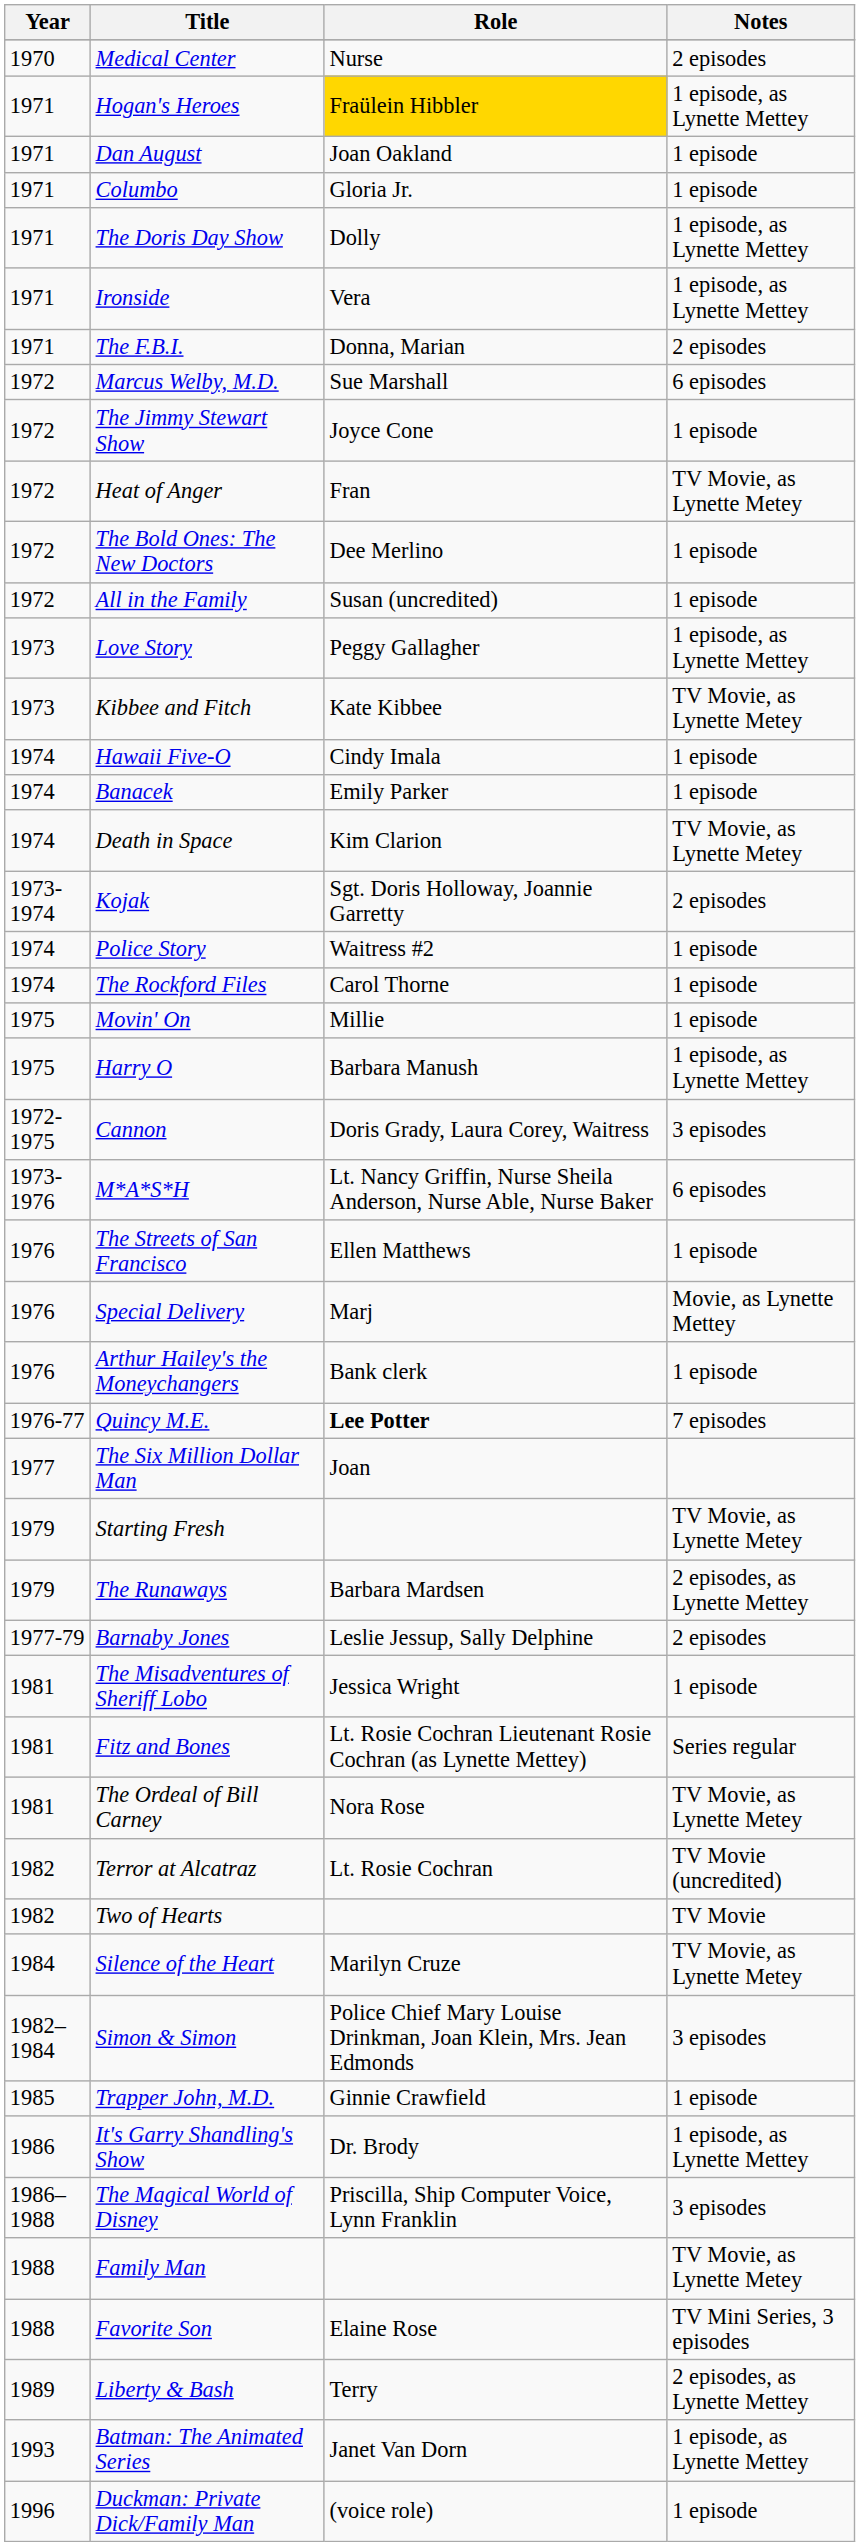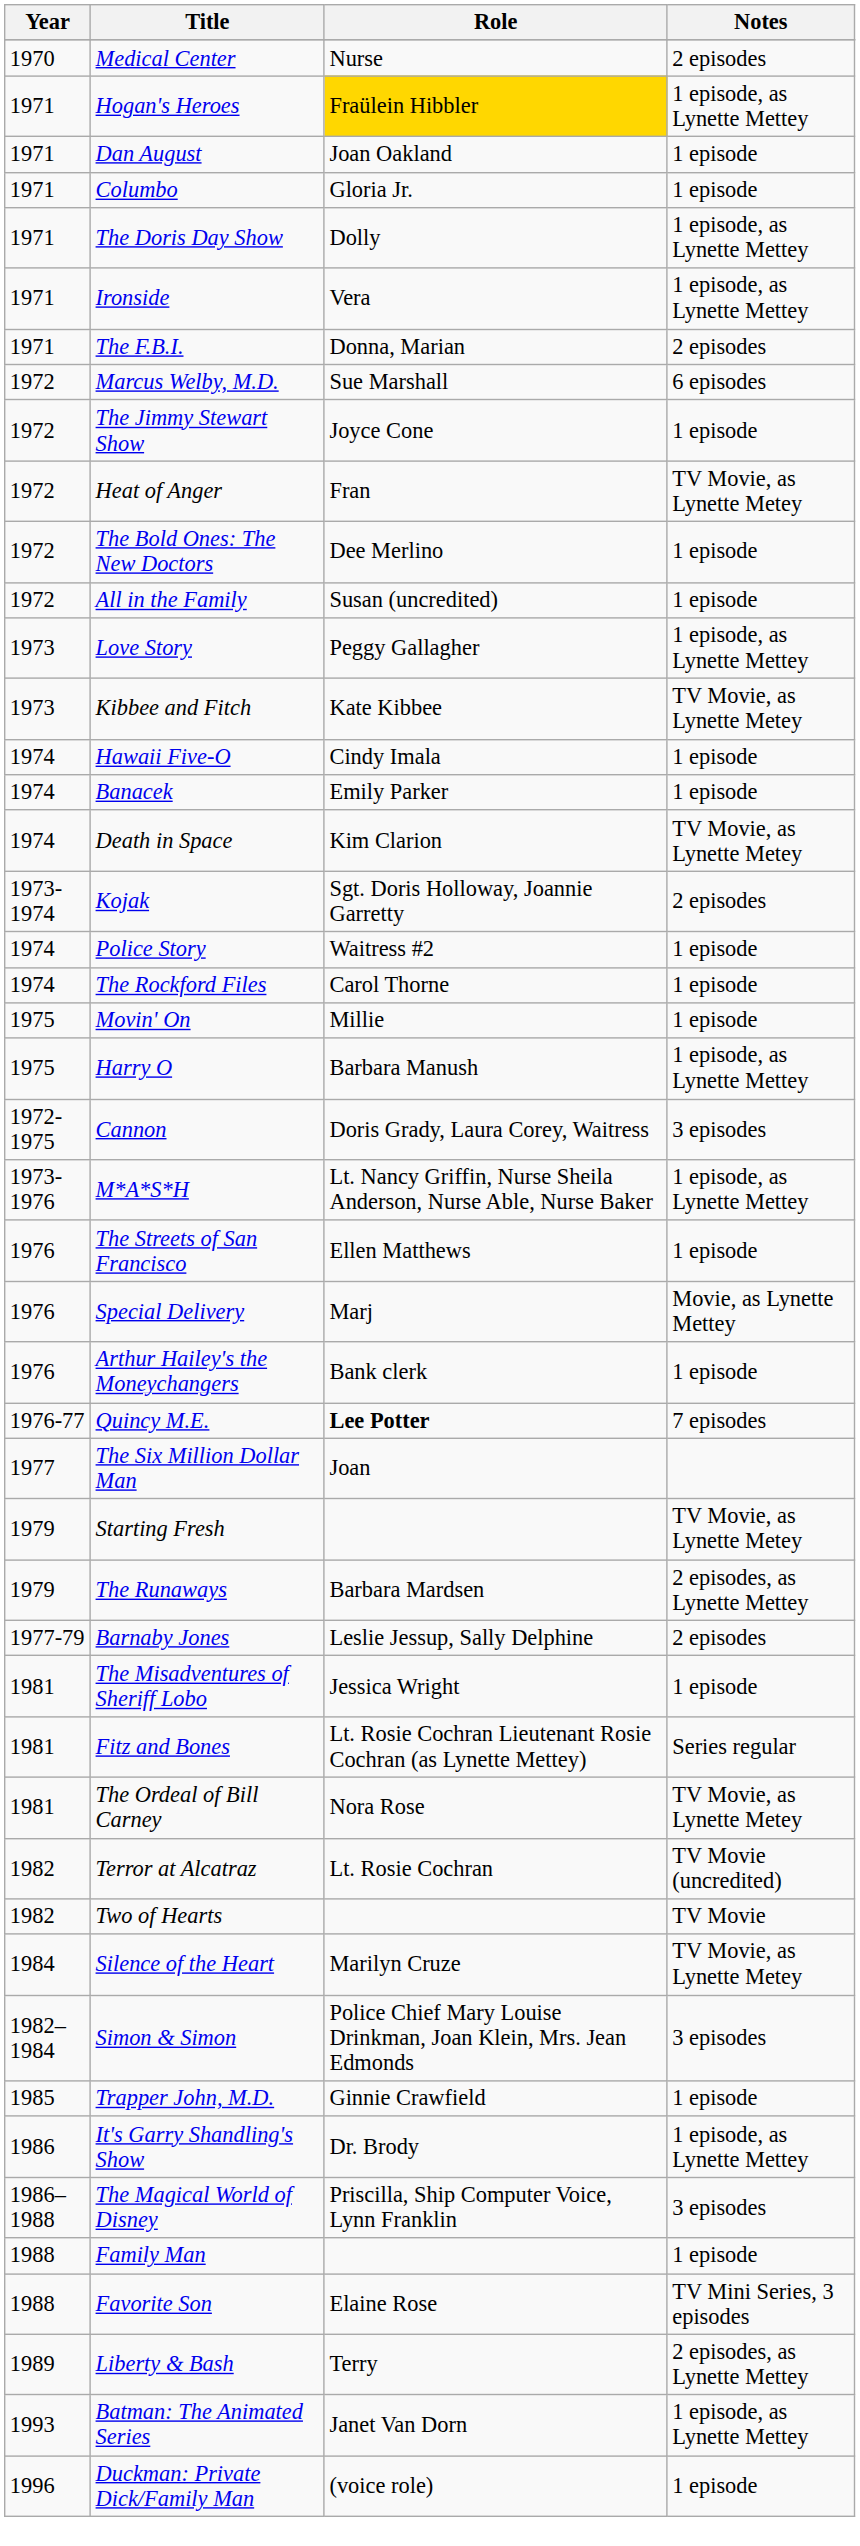(719, 1189) 6 episodes -> (740, 1189) 1 episode, as Lynette Mettey
(737, 2268) TV Movie, as Lynette Metey -> (715, 2255) 1 episode
